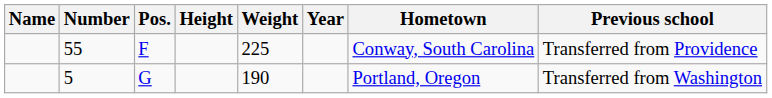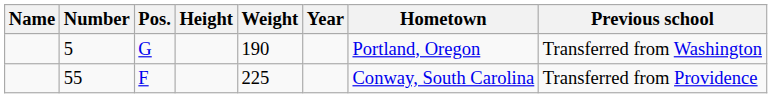rows swapped: (68, 78) <-> (73, 48)
